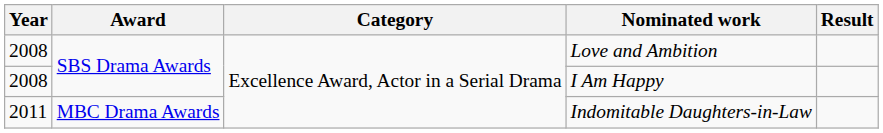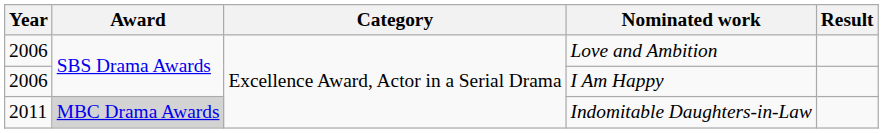(28, 50) 2008 -> (28, 50) 2006
(28, 81) 2008 -> (28, 81) 2006
(138, 111) no background -> (138, 111) lightgrey background
